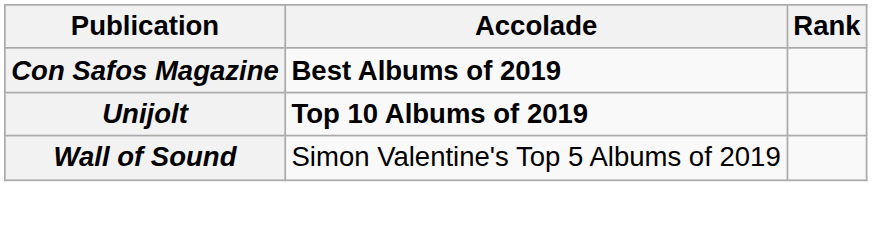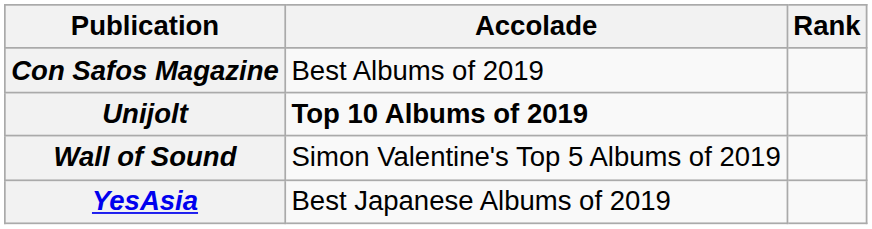(426, 69) bold -> (418, 69) normal
+ row: (145, 200)
